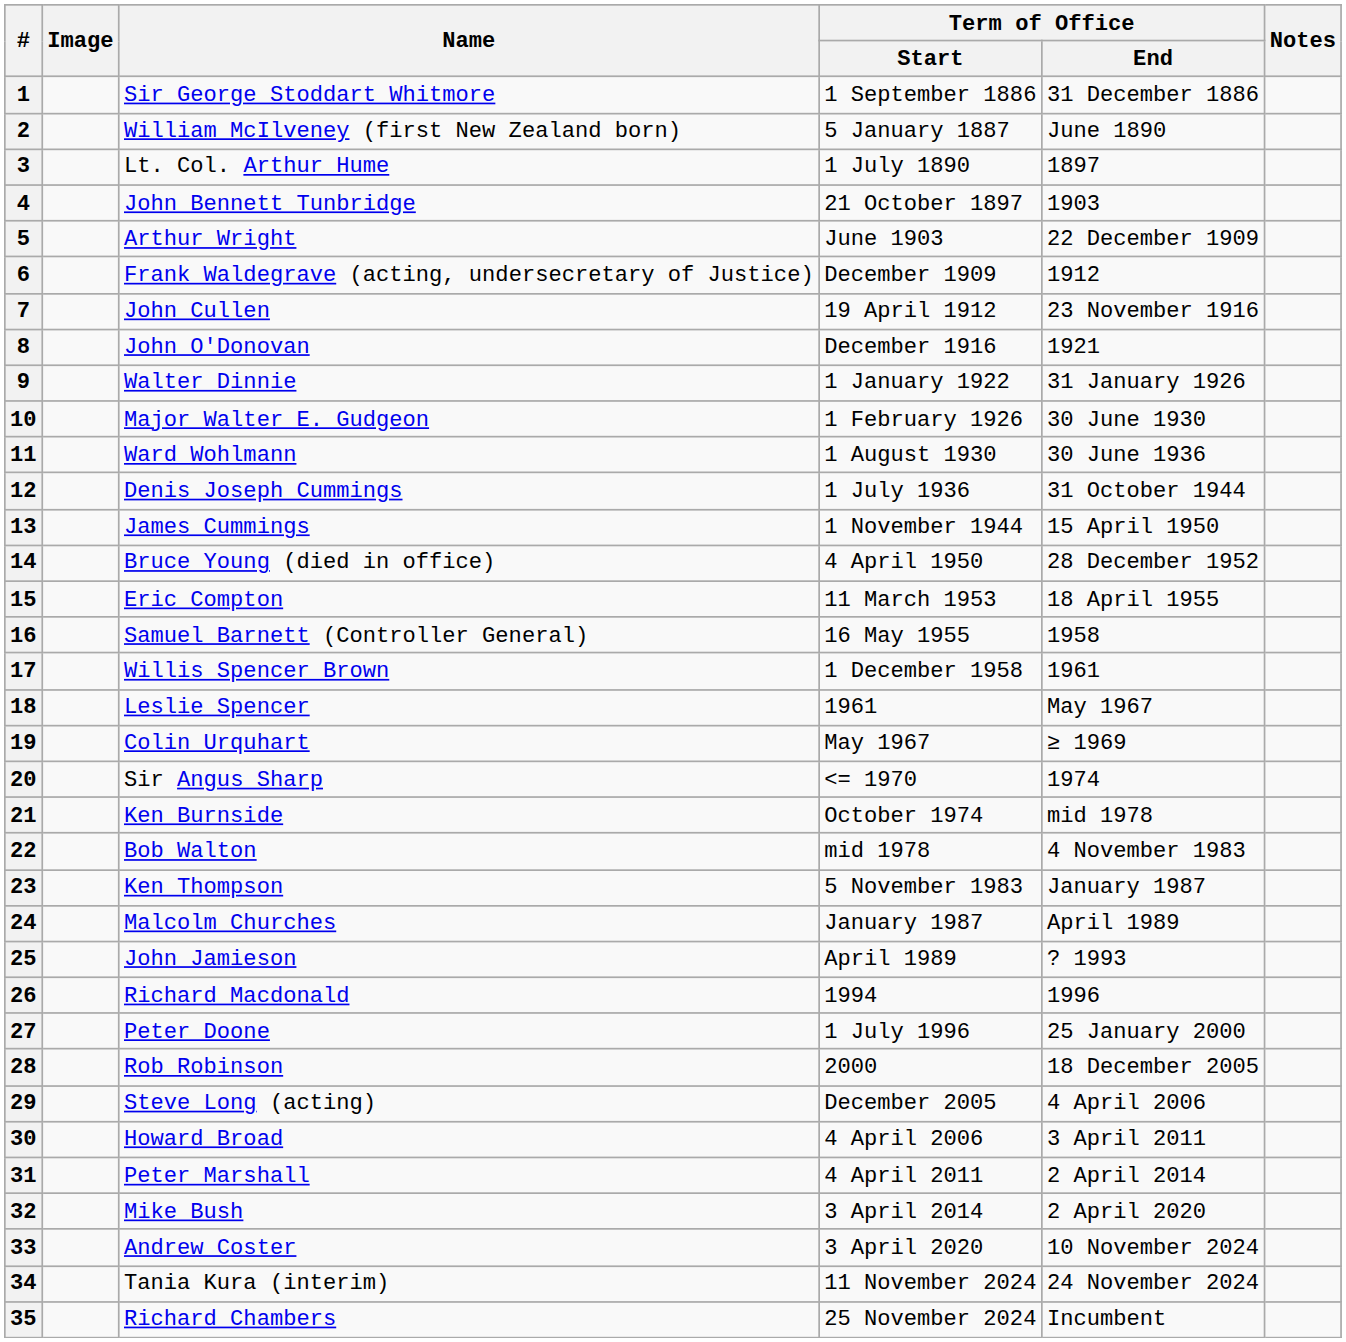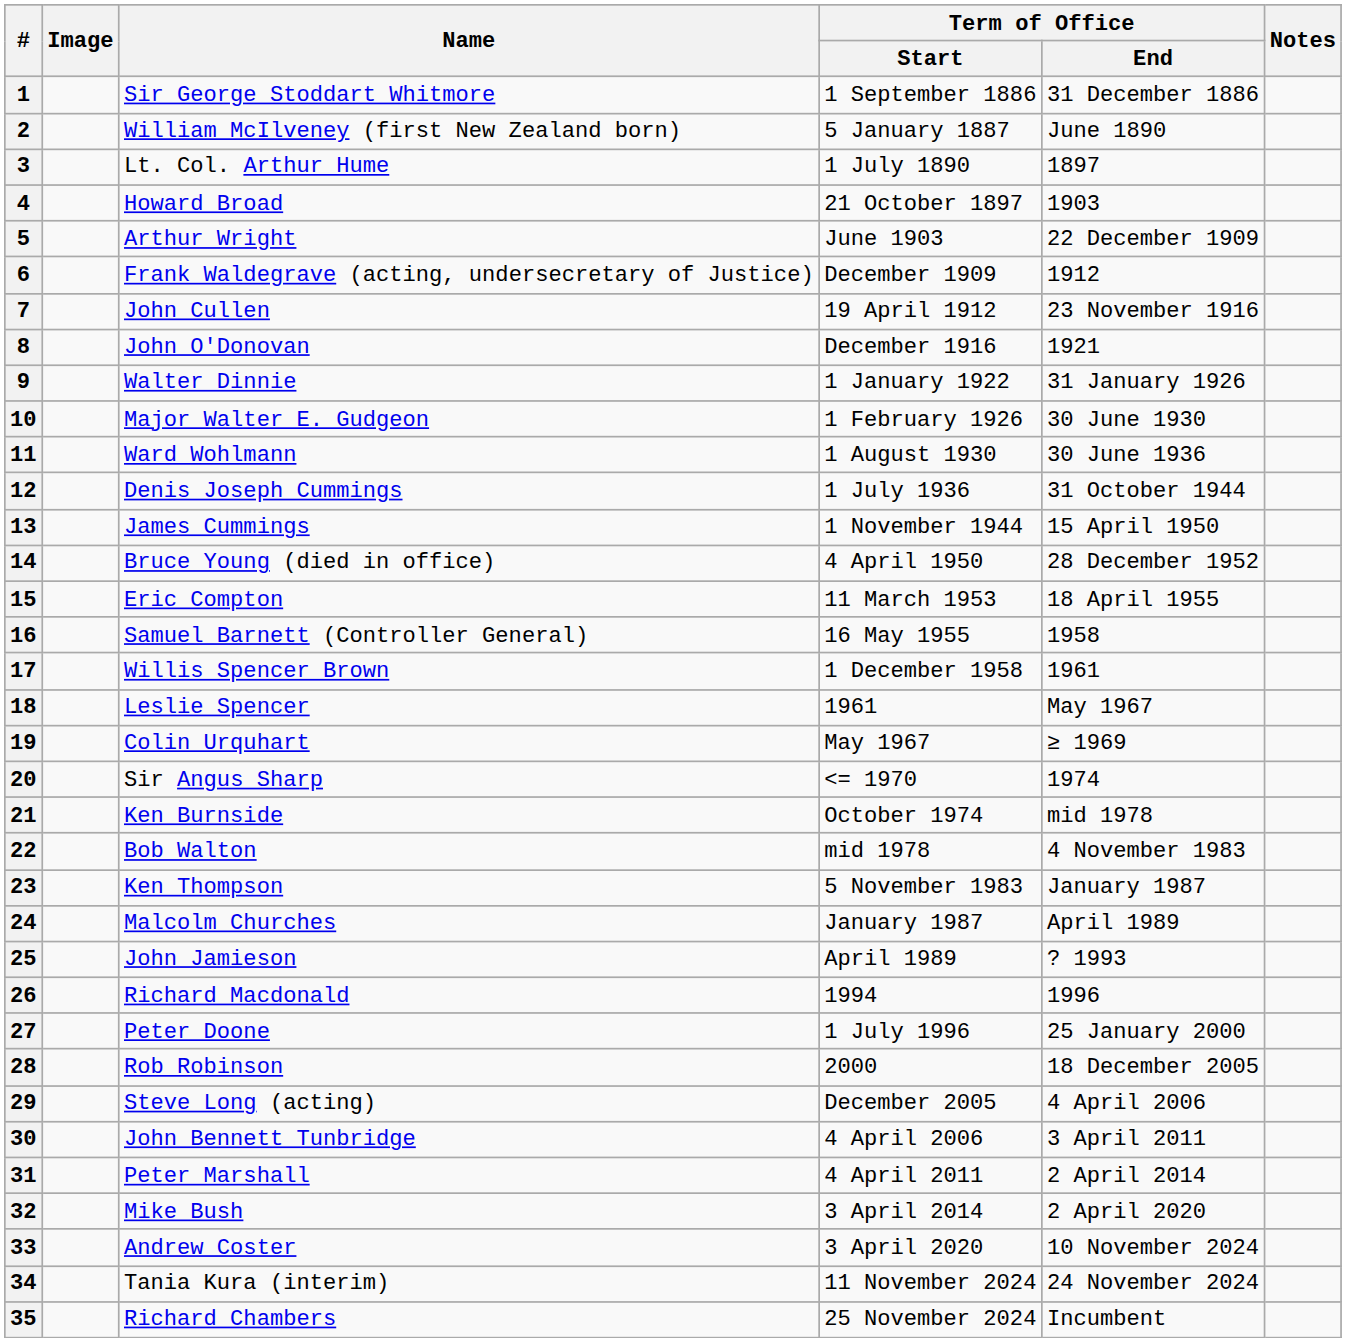(270, 203) John Bennett Tunbridge -> (204, 203) Howard Broad
(204, 1139) Howard Broad -> (270, 1139) John Bennett Tunbridge
